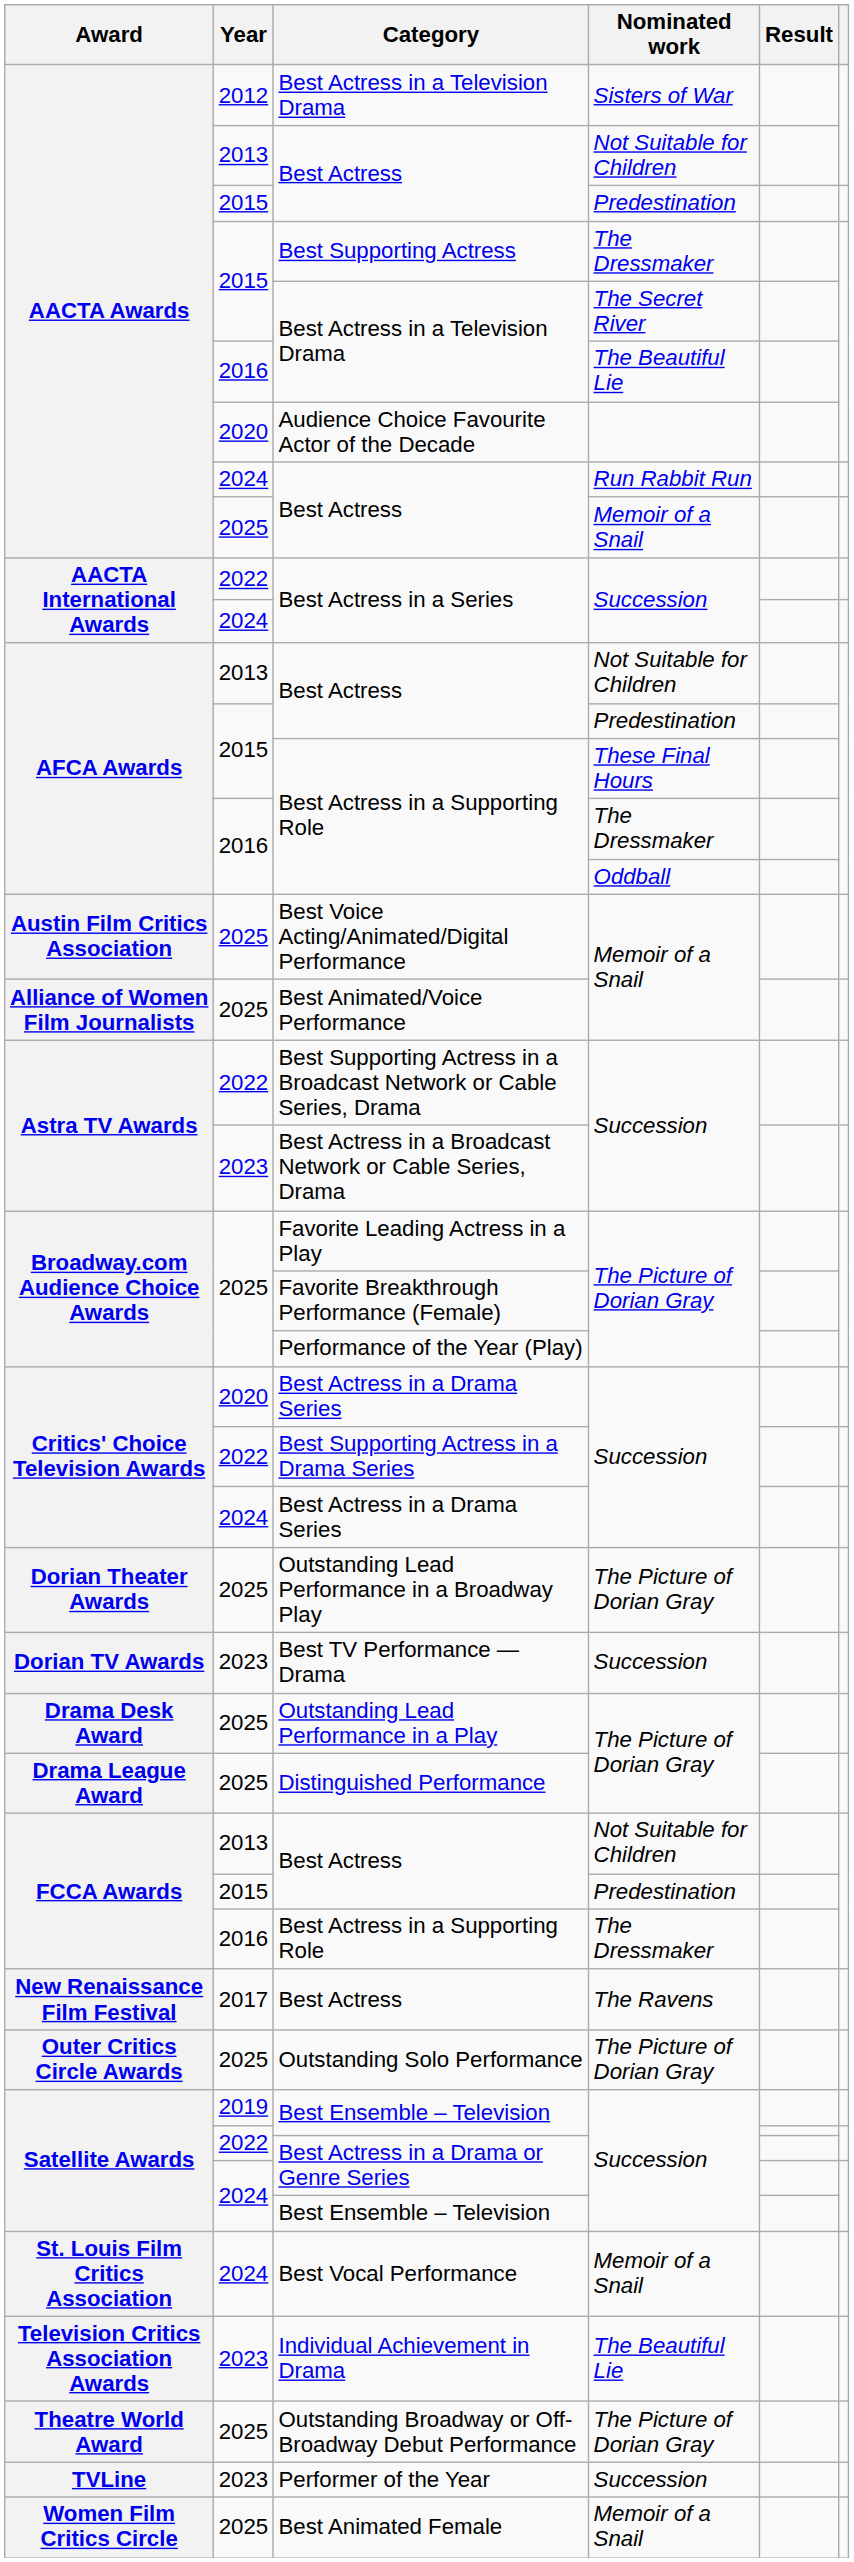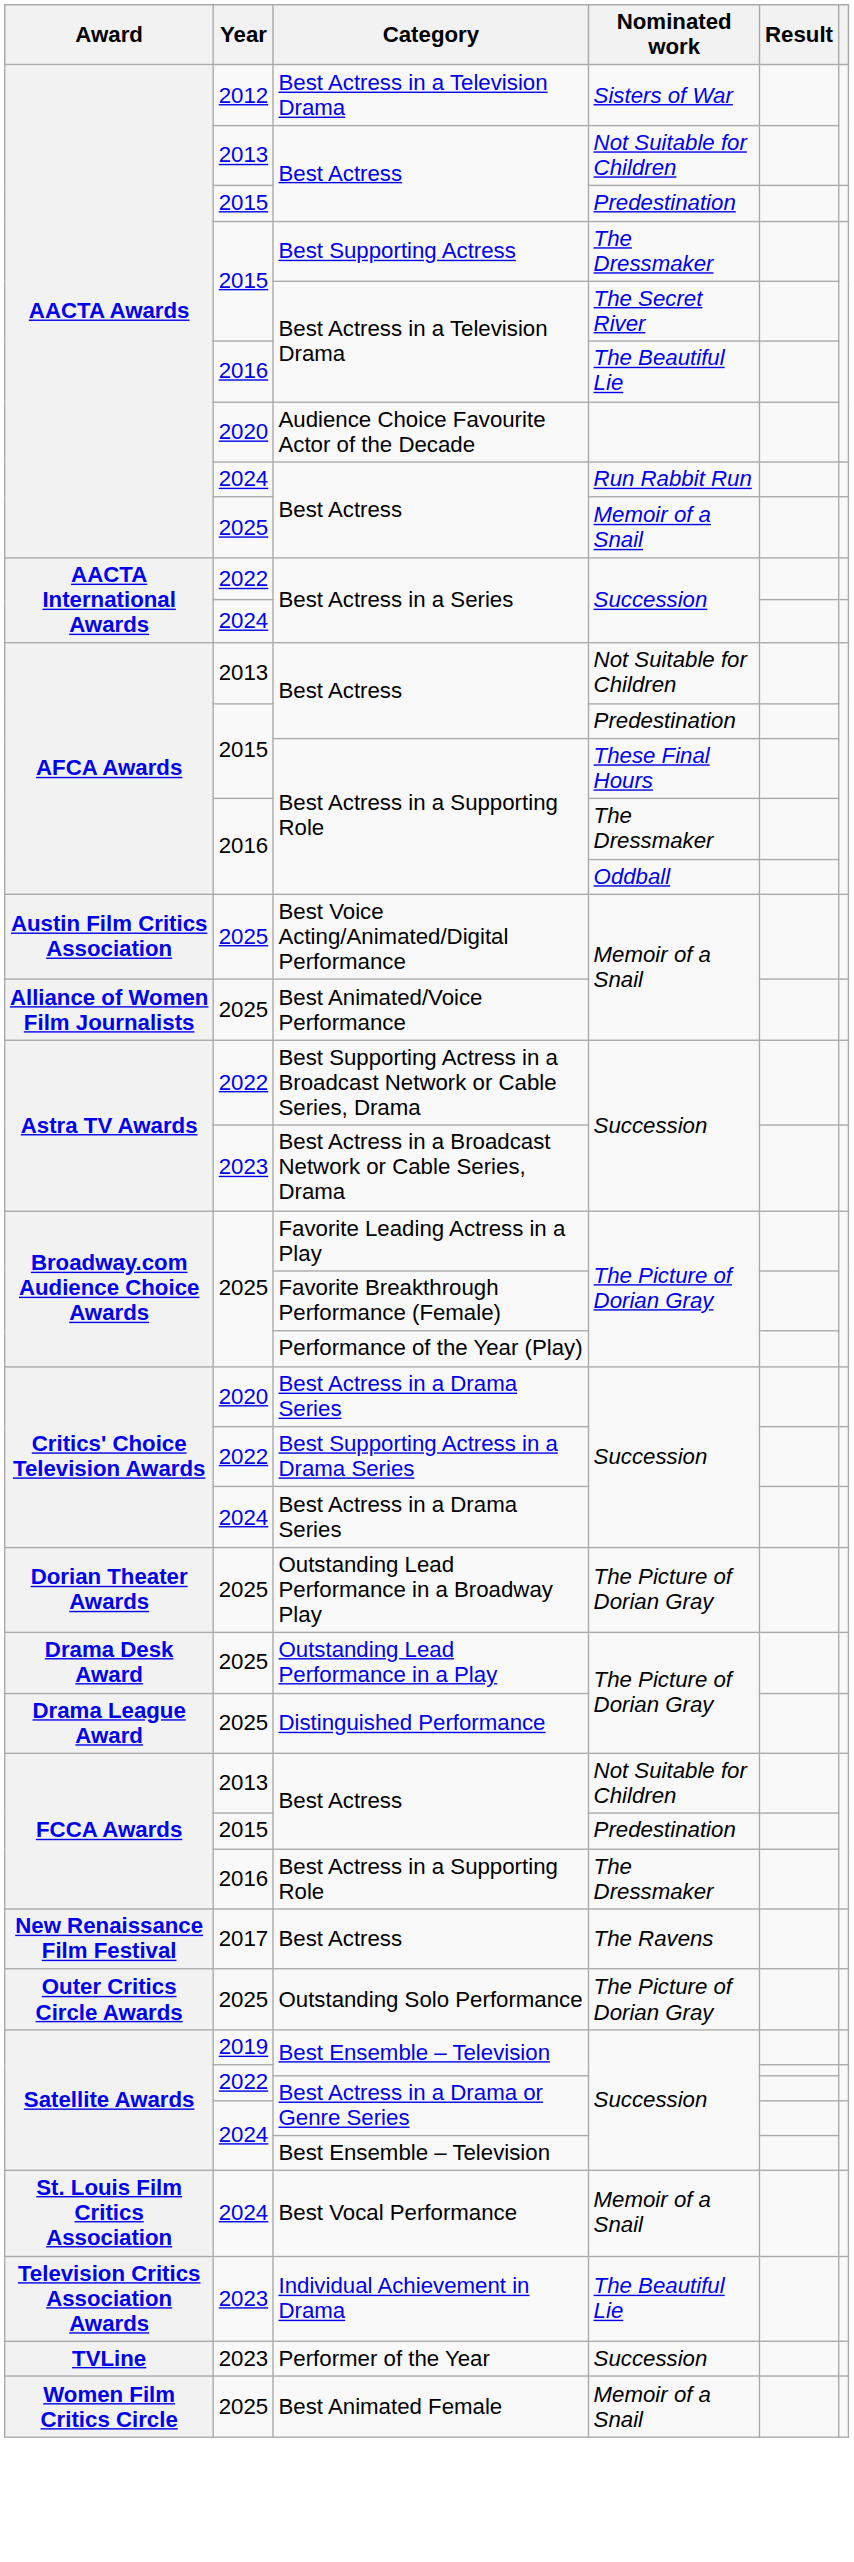- row: (243, 1662)
- row: (243, 2431)
